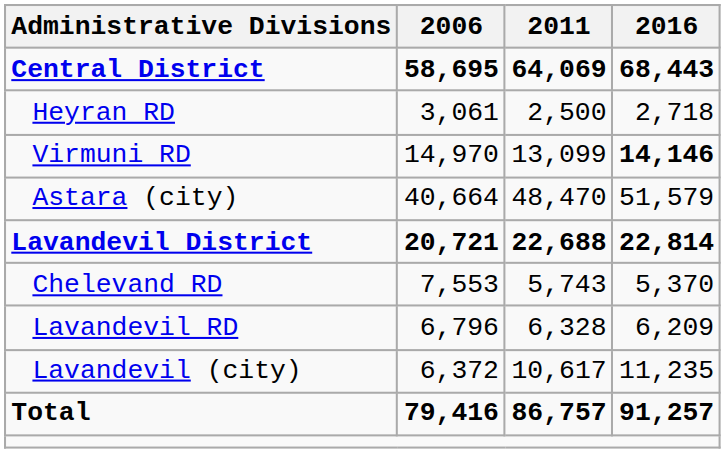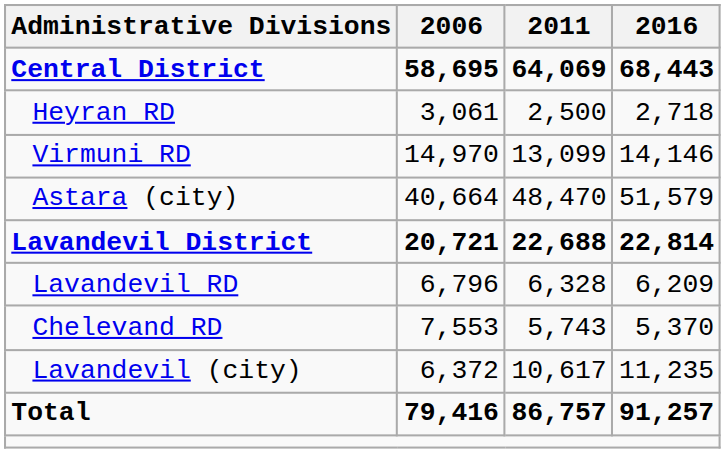(667, 156) bold -> (667, 156) normal
rows swapped: (127, 285) <-> (135, 328)
